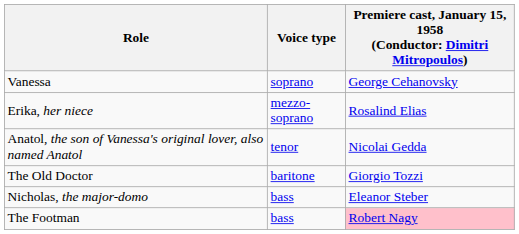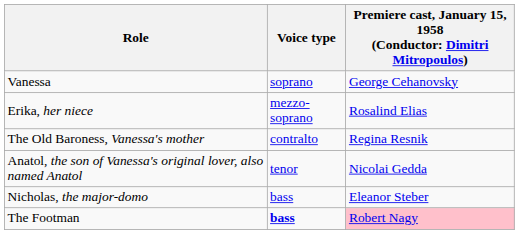+ row: (106, 139)
- row: (50, 176)
(282, 218) normal -> (282, 218) bold
